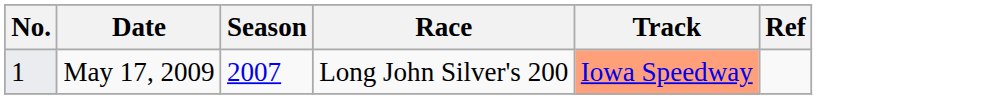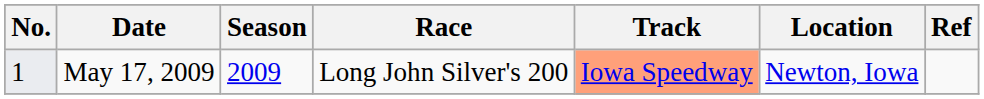+ column: (842, 26)
(254, 71) 2007 -> (254, 71) 2009
